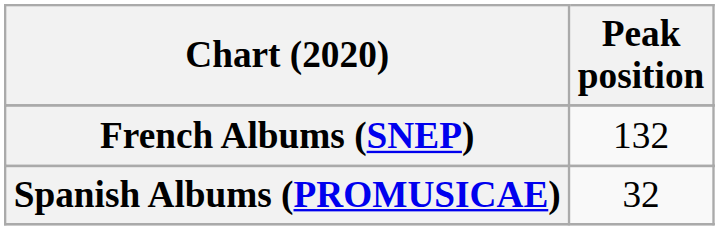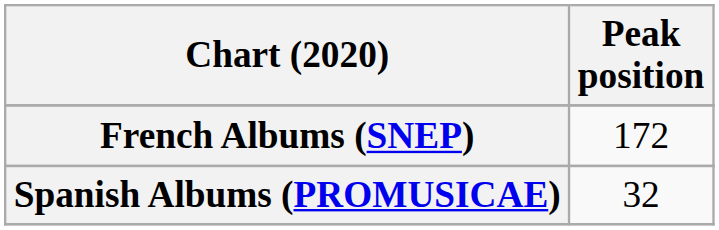(641, 135) 132 -> (641, 135) 172
